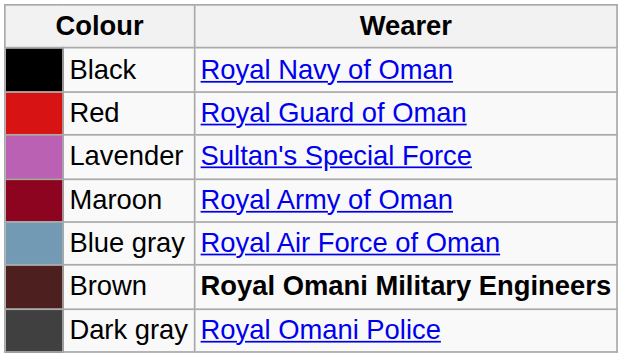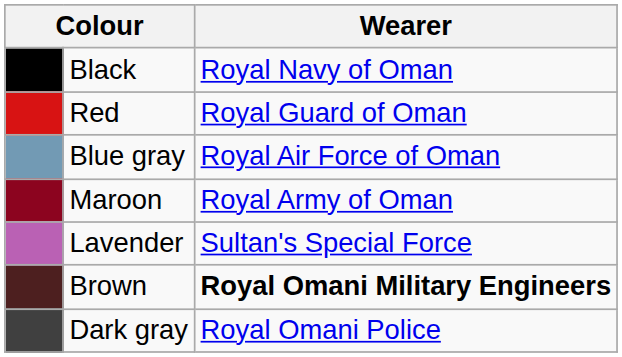rows swapped: (126, 156) <-> (127, 243)
